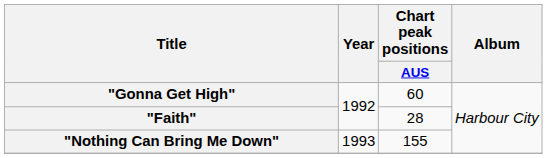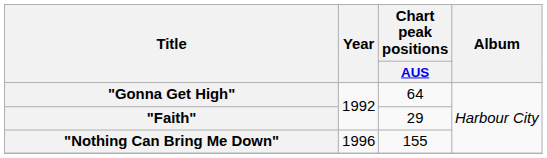(415, 94) 60 -> (415, 94) 64
(415, 118) 28 -> (415, 118) 29
(359, 141) 1993 -> (359, 141) 1996
